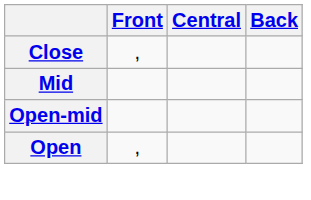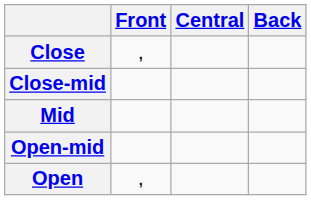+ row: (58, 83)
